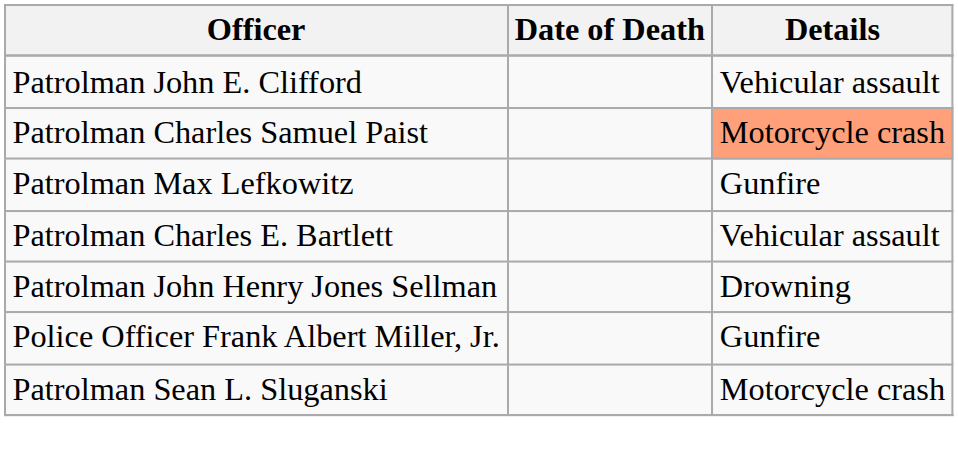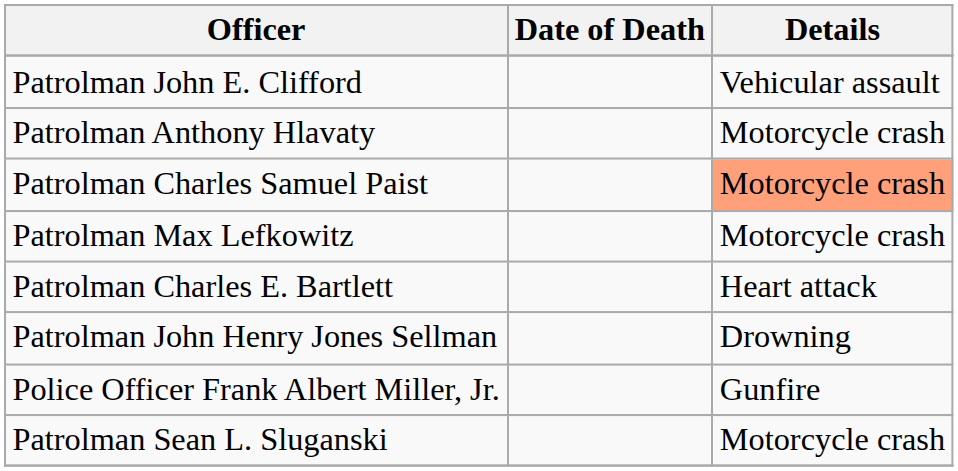+ row: (194, 132)
(770, 183) Gunfire -> (832, 235) Motorcycle crash
(830, 235) Vehicular assault -> (798, 286) Heart attack
